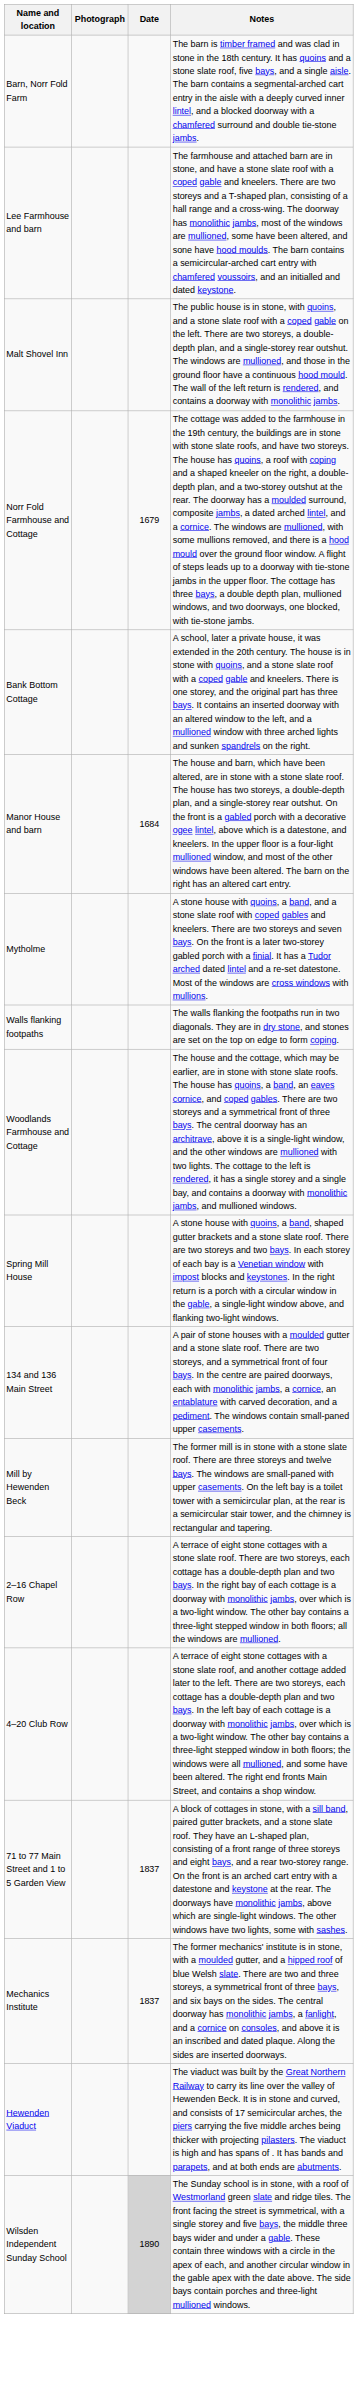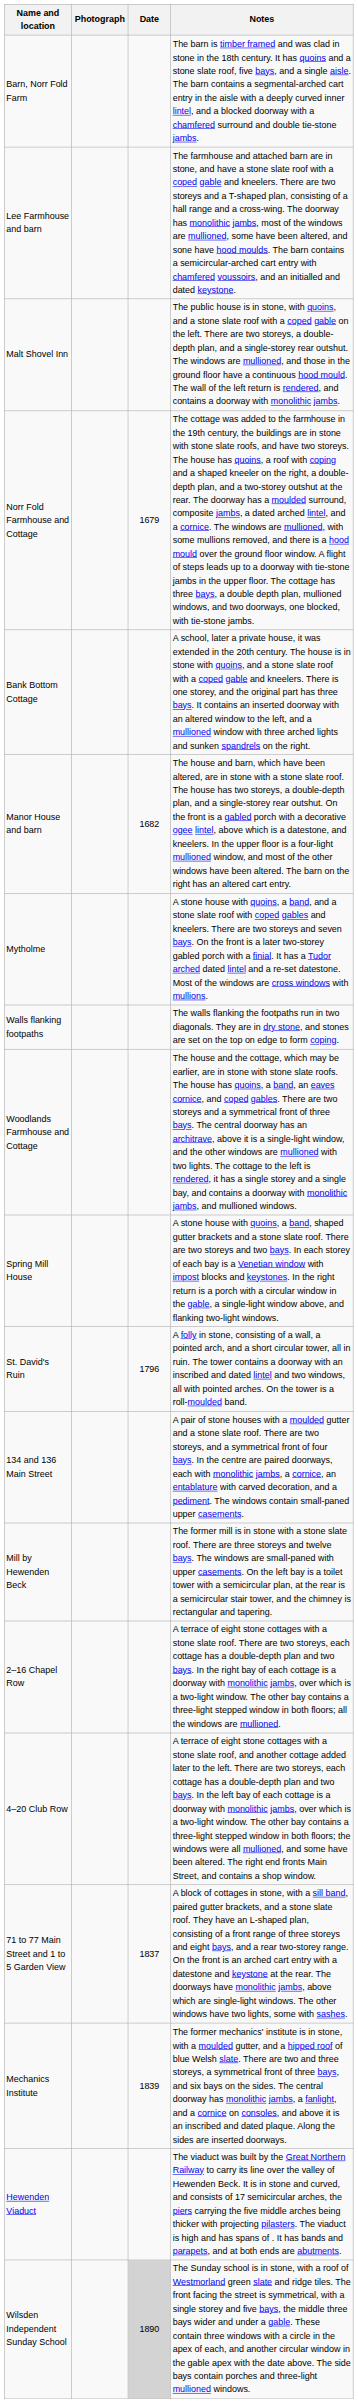(149, 824) 1684 -> (149, 824) 1682
+ row: (28, 1369)
(149, 2001) 1837 -> (149, 2086) 1839
